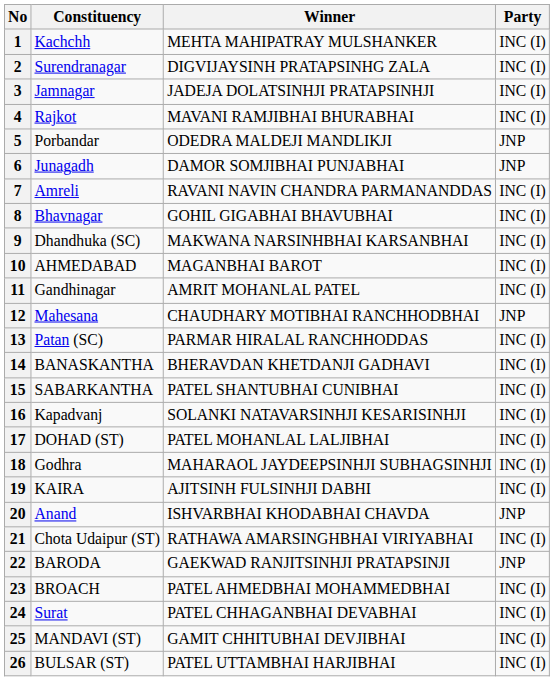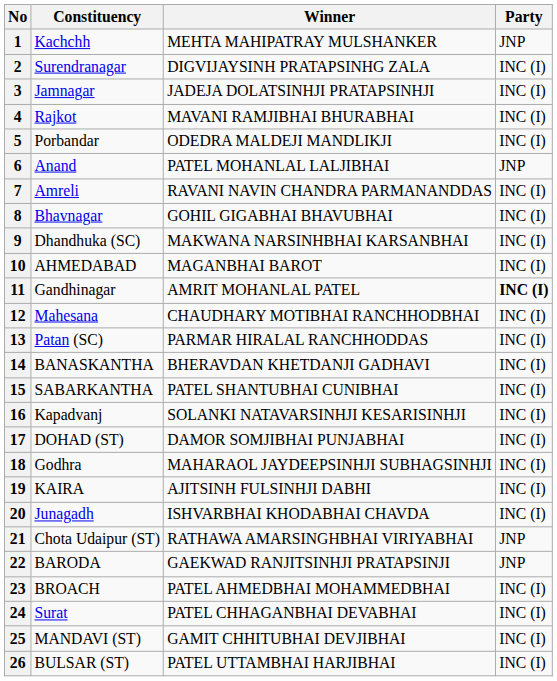(523, 41) INC (I) -> (512, 41) JNP
(512, 141) JNP -> (523, 141) INC (I)
(64, 166) Junagadh -> (55, 166) Anand
(286, 166) DAMOR SOMJIBHAI PUNJABHAI -> (278, 166) PATEL MOHANLAL LALJIBHAI
(523, 290) normal -> (524, 290) bold
(512, 315) JNP -> (523, 315) INC (I)
(278, 439) PATEL MOHANLAL LALJIBHAI -> (286, 439) DAMOR SOMJIBHAI PUNJABHAI
(55, 514) Anand -> (64, 514) Junagadh
(512, 514) JNP -> (523, 514) INC (I)
(523, 539) INC (I) -> (512, 539) JNP
